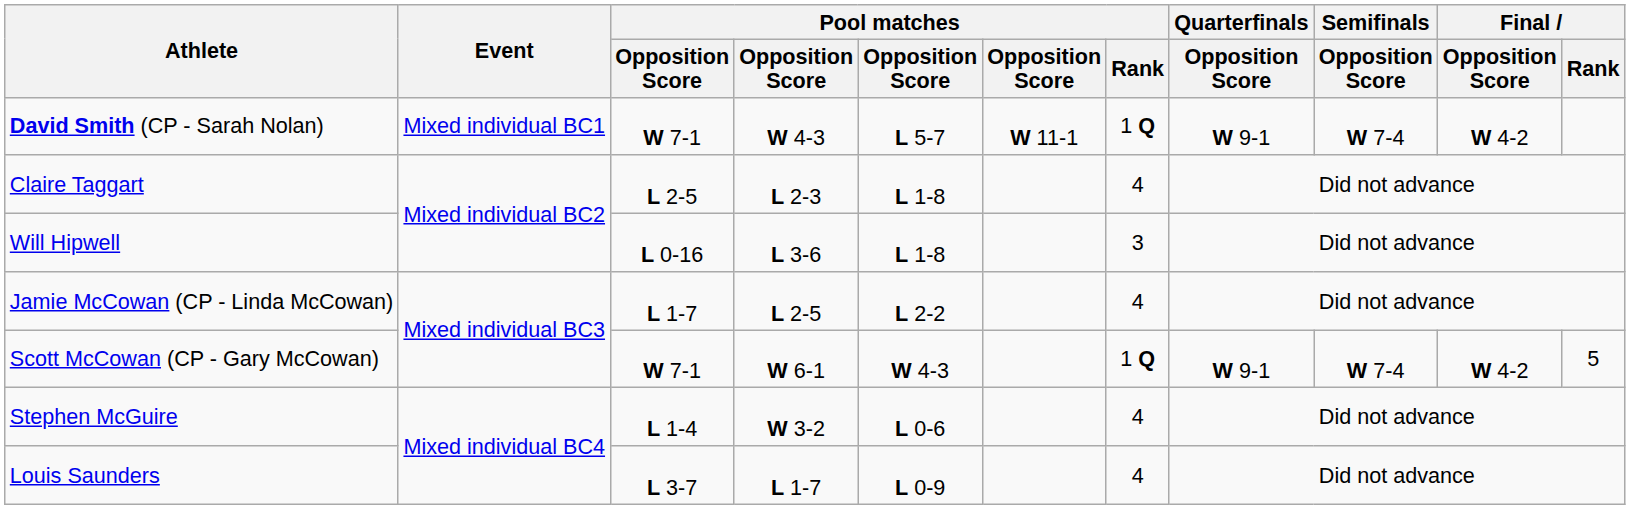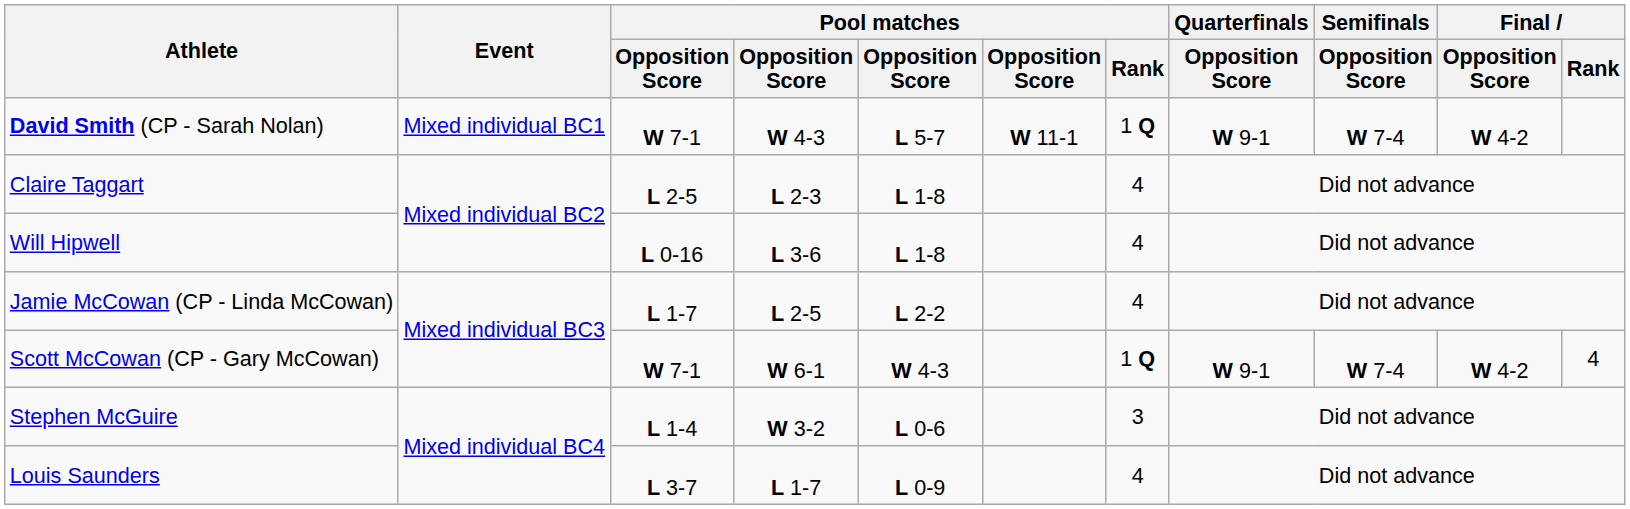(1138, 243) 3 -> (1138, 243) 4
(1593, 359) 5 -> (1593, 359) 4
(1138, 417) 4 -> (1138, 417) 3
